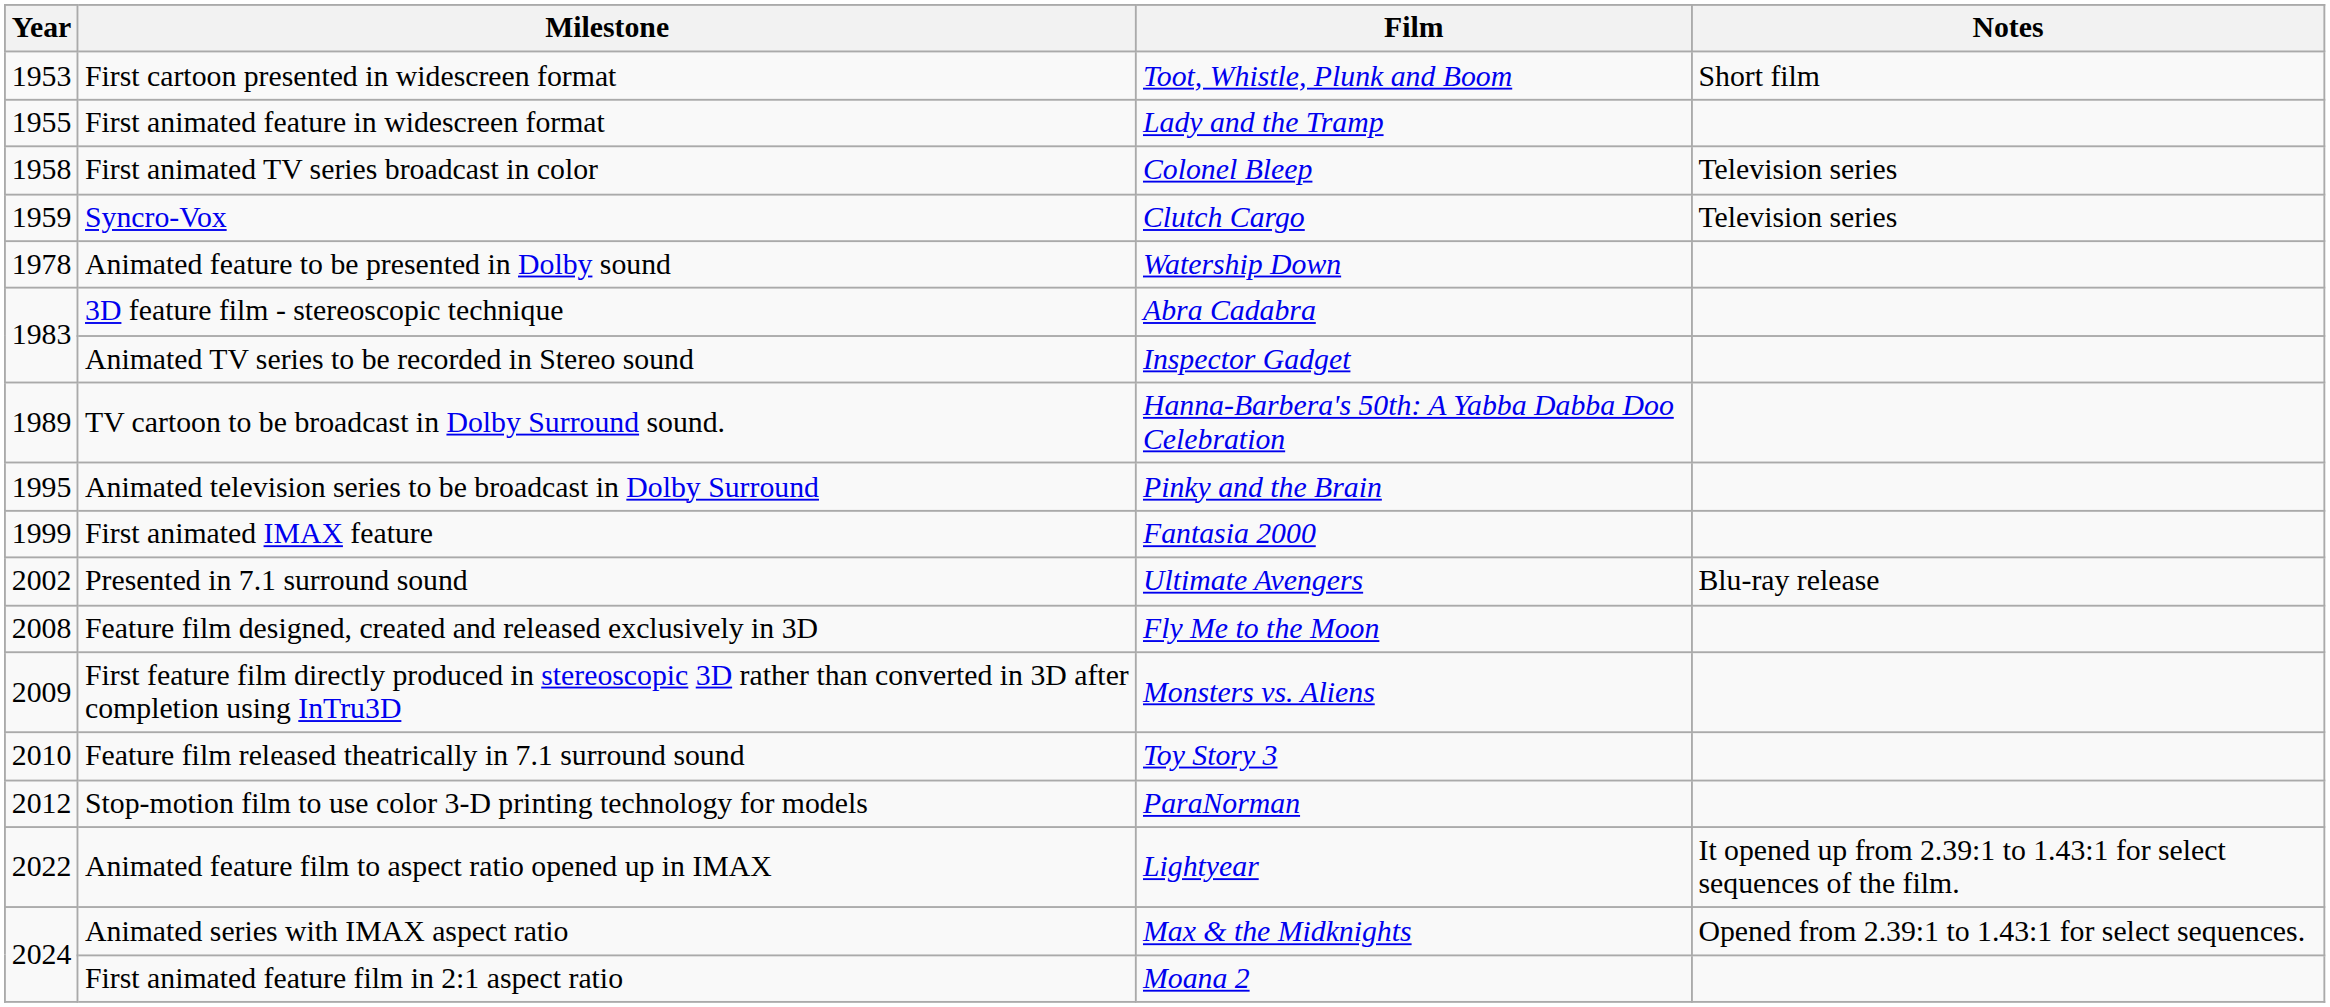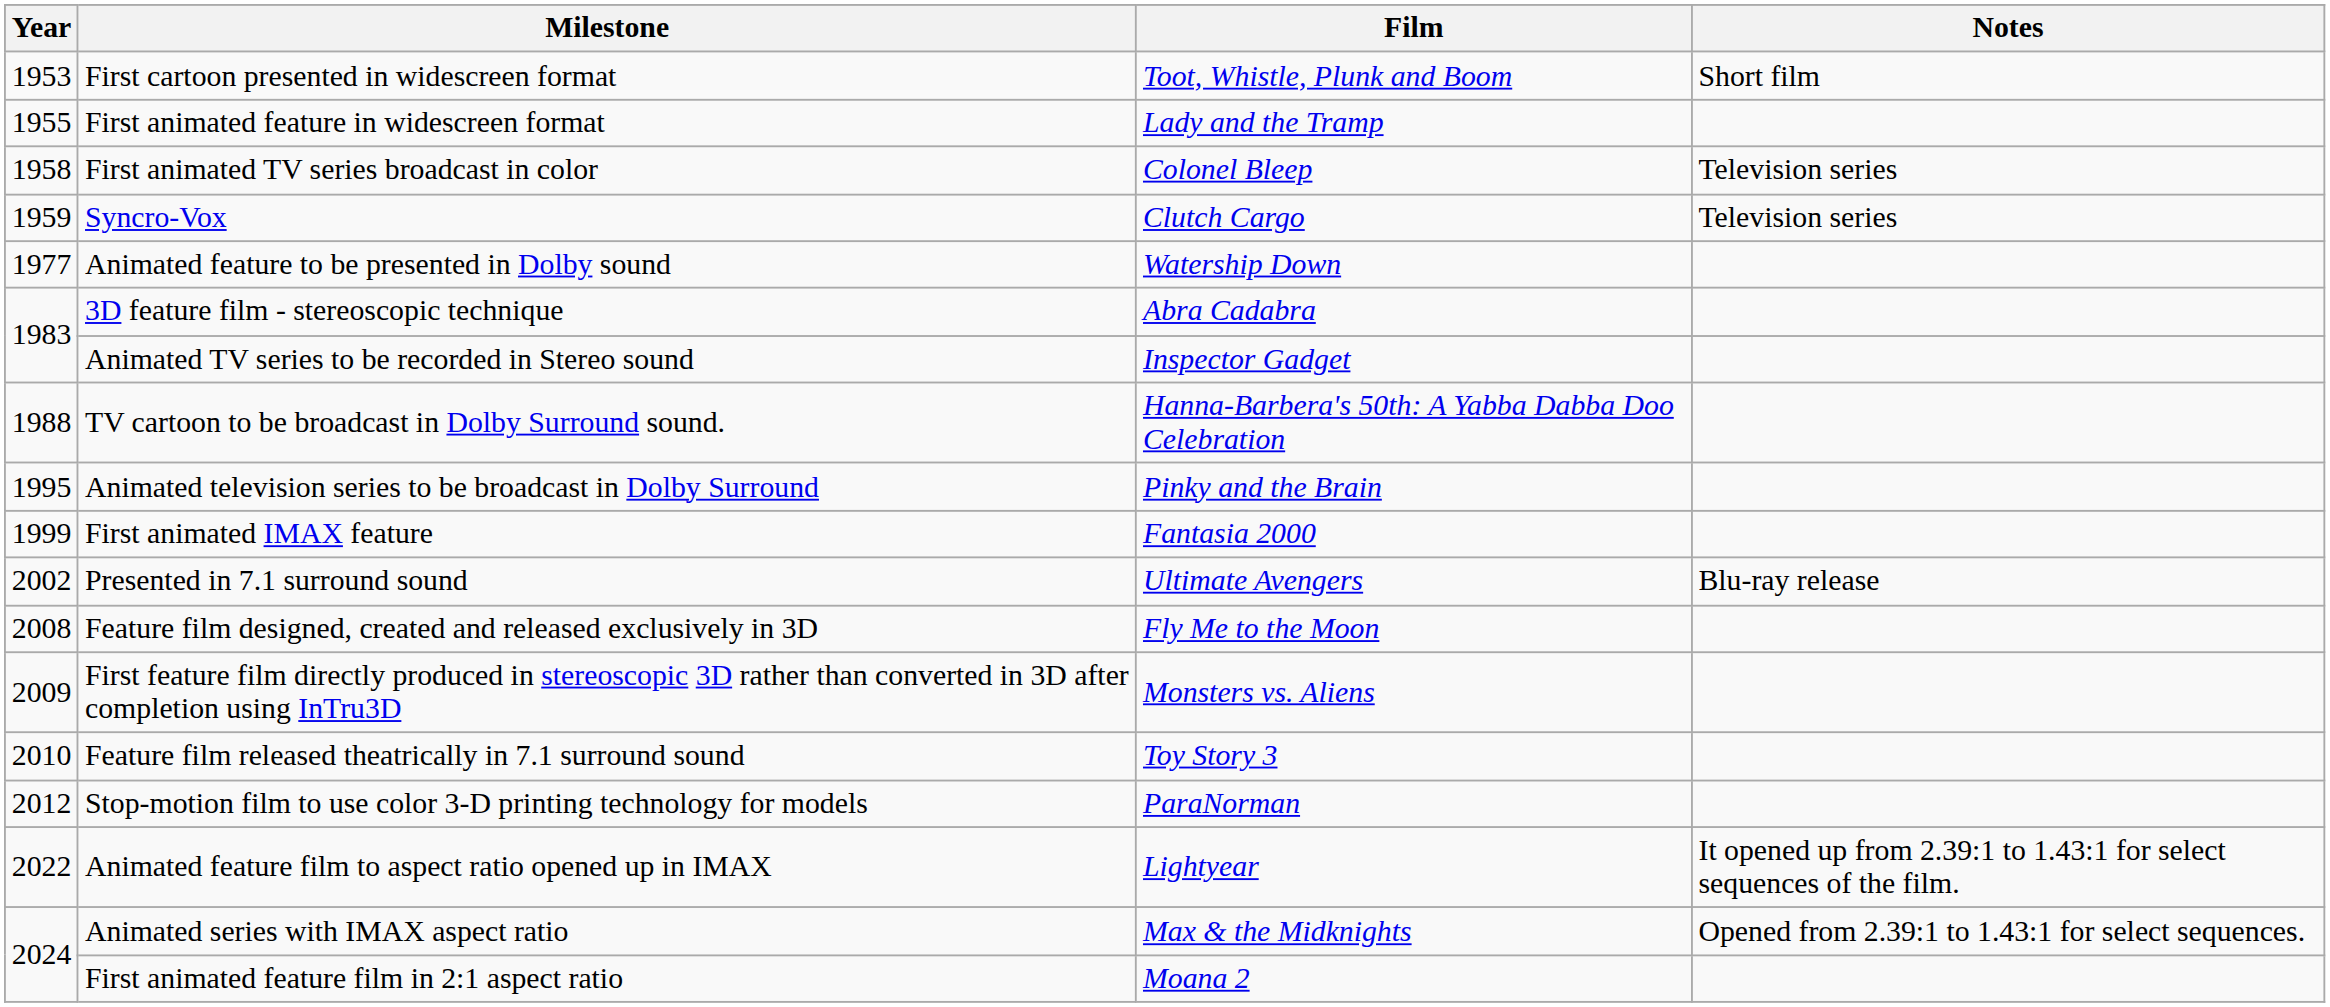(42, 264) 1978 -> (42, 264) 1977
(42, 422) 1989 -> (42, 422) 1988
